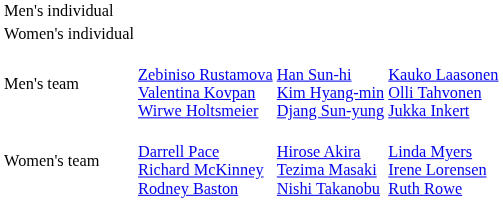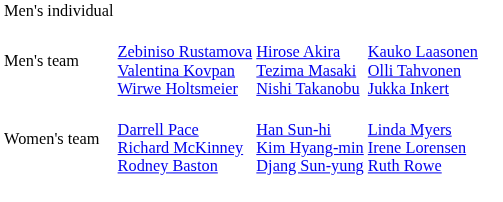- row: (69, 33)
(330, 92) Han Sun-hi Kim Hyang-min Djang Sun-yung -> (308, 70) Hirose Akira Tezima Masaki Nishi Takanobu
(328, 170) Hirose Akira Tezima Masaki Nishi Takanobu -> (310, 147) Han Sun-hi Kim Hyang-min Djang Sun-yung
